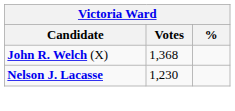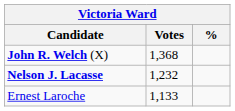(164, 75) 1,230 -> (164, 75) 1,232
+ row: (46, 95)
